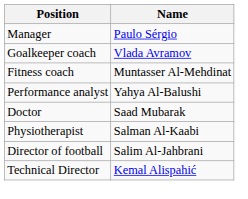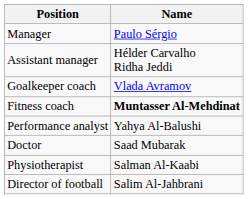+ row: (53, 60)
(173, 72) normal -> (177, 106) bold
- row: (53, 170)
